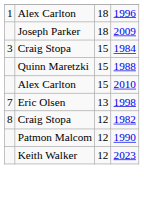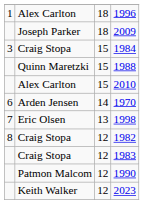+ row: (125, 102)
+ row: (125, 155)
